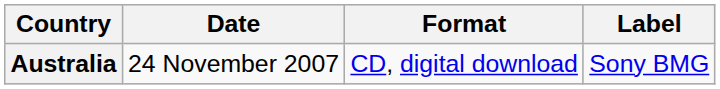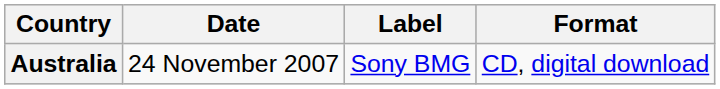columns swapped: (464, 24) <-> (649, 24)
